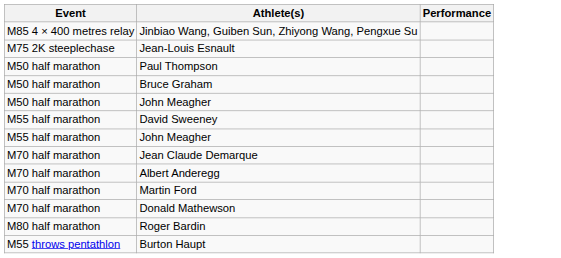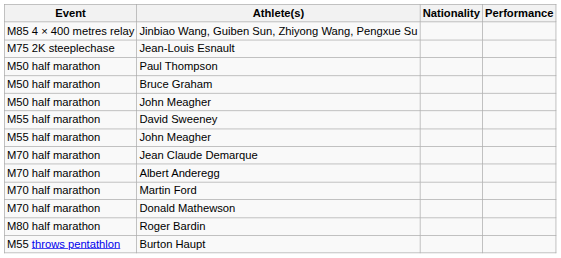+ column: (451, 13)
